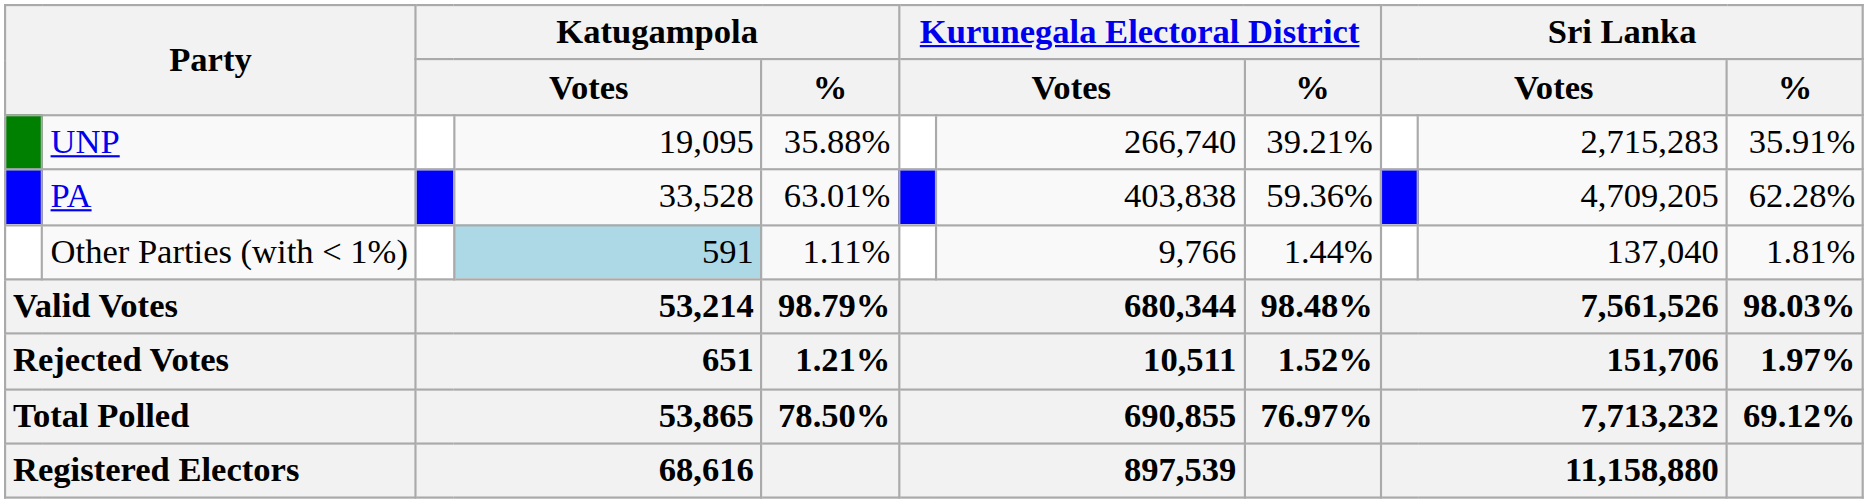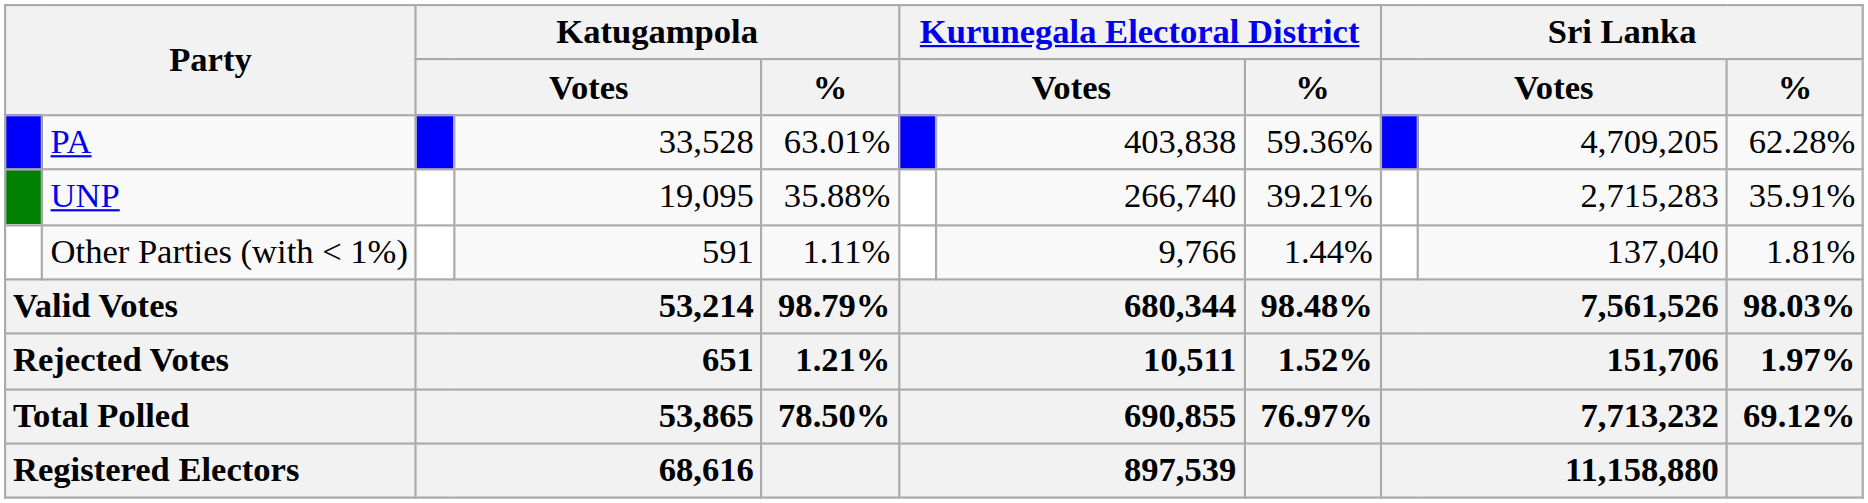rows swapped: (71, 196) <-> (85, 141)
(728, 251) lightblue background -> (728, 251) no background
